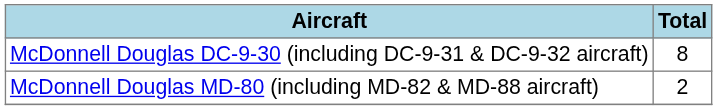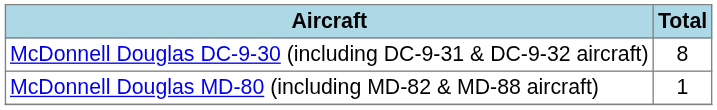(683, 87) 2 -> (683, 87) 1
